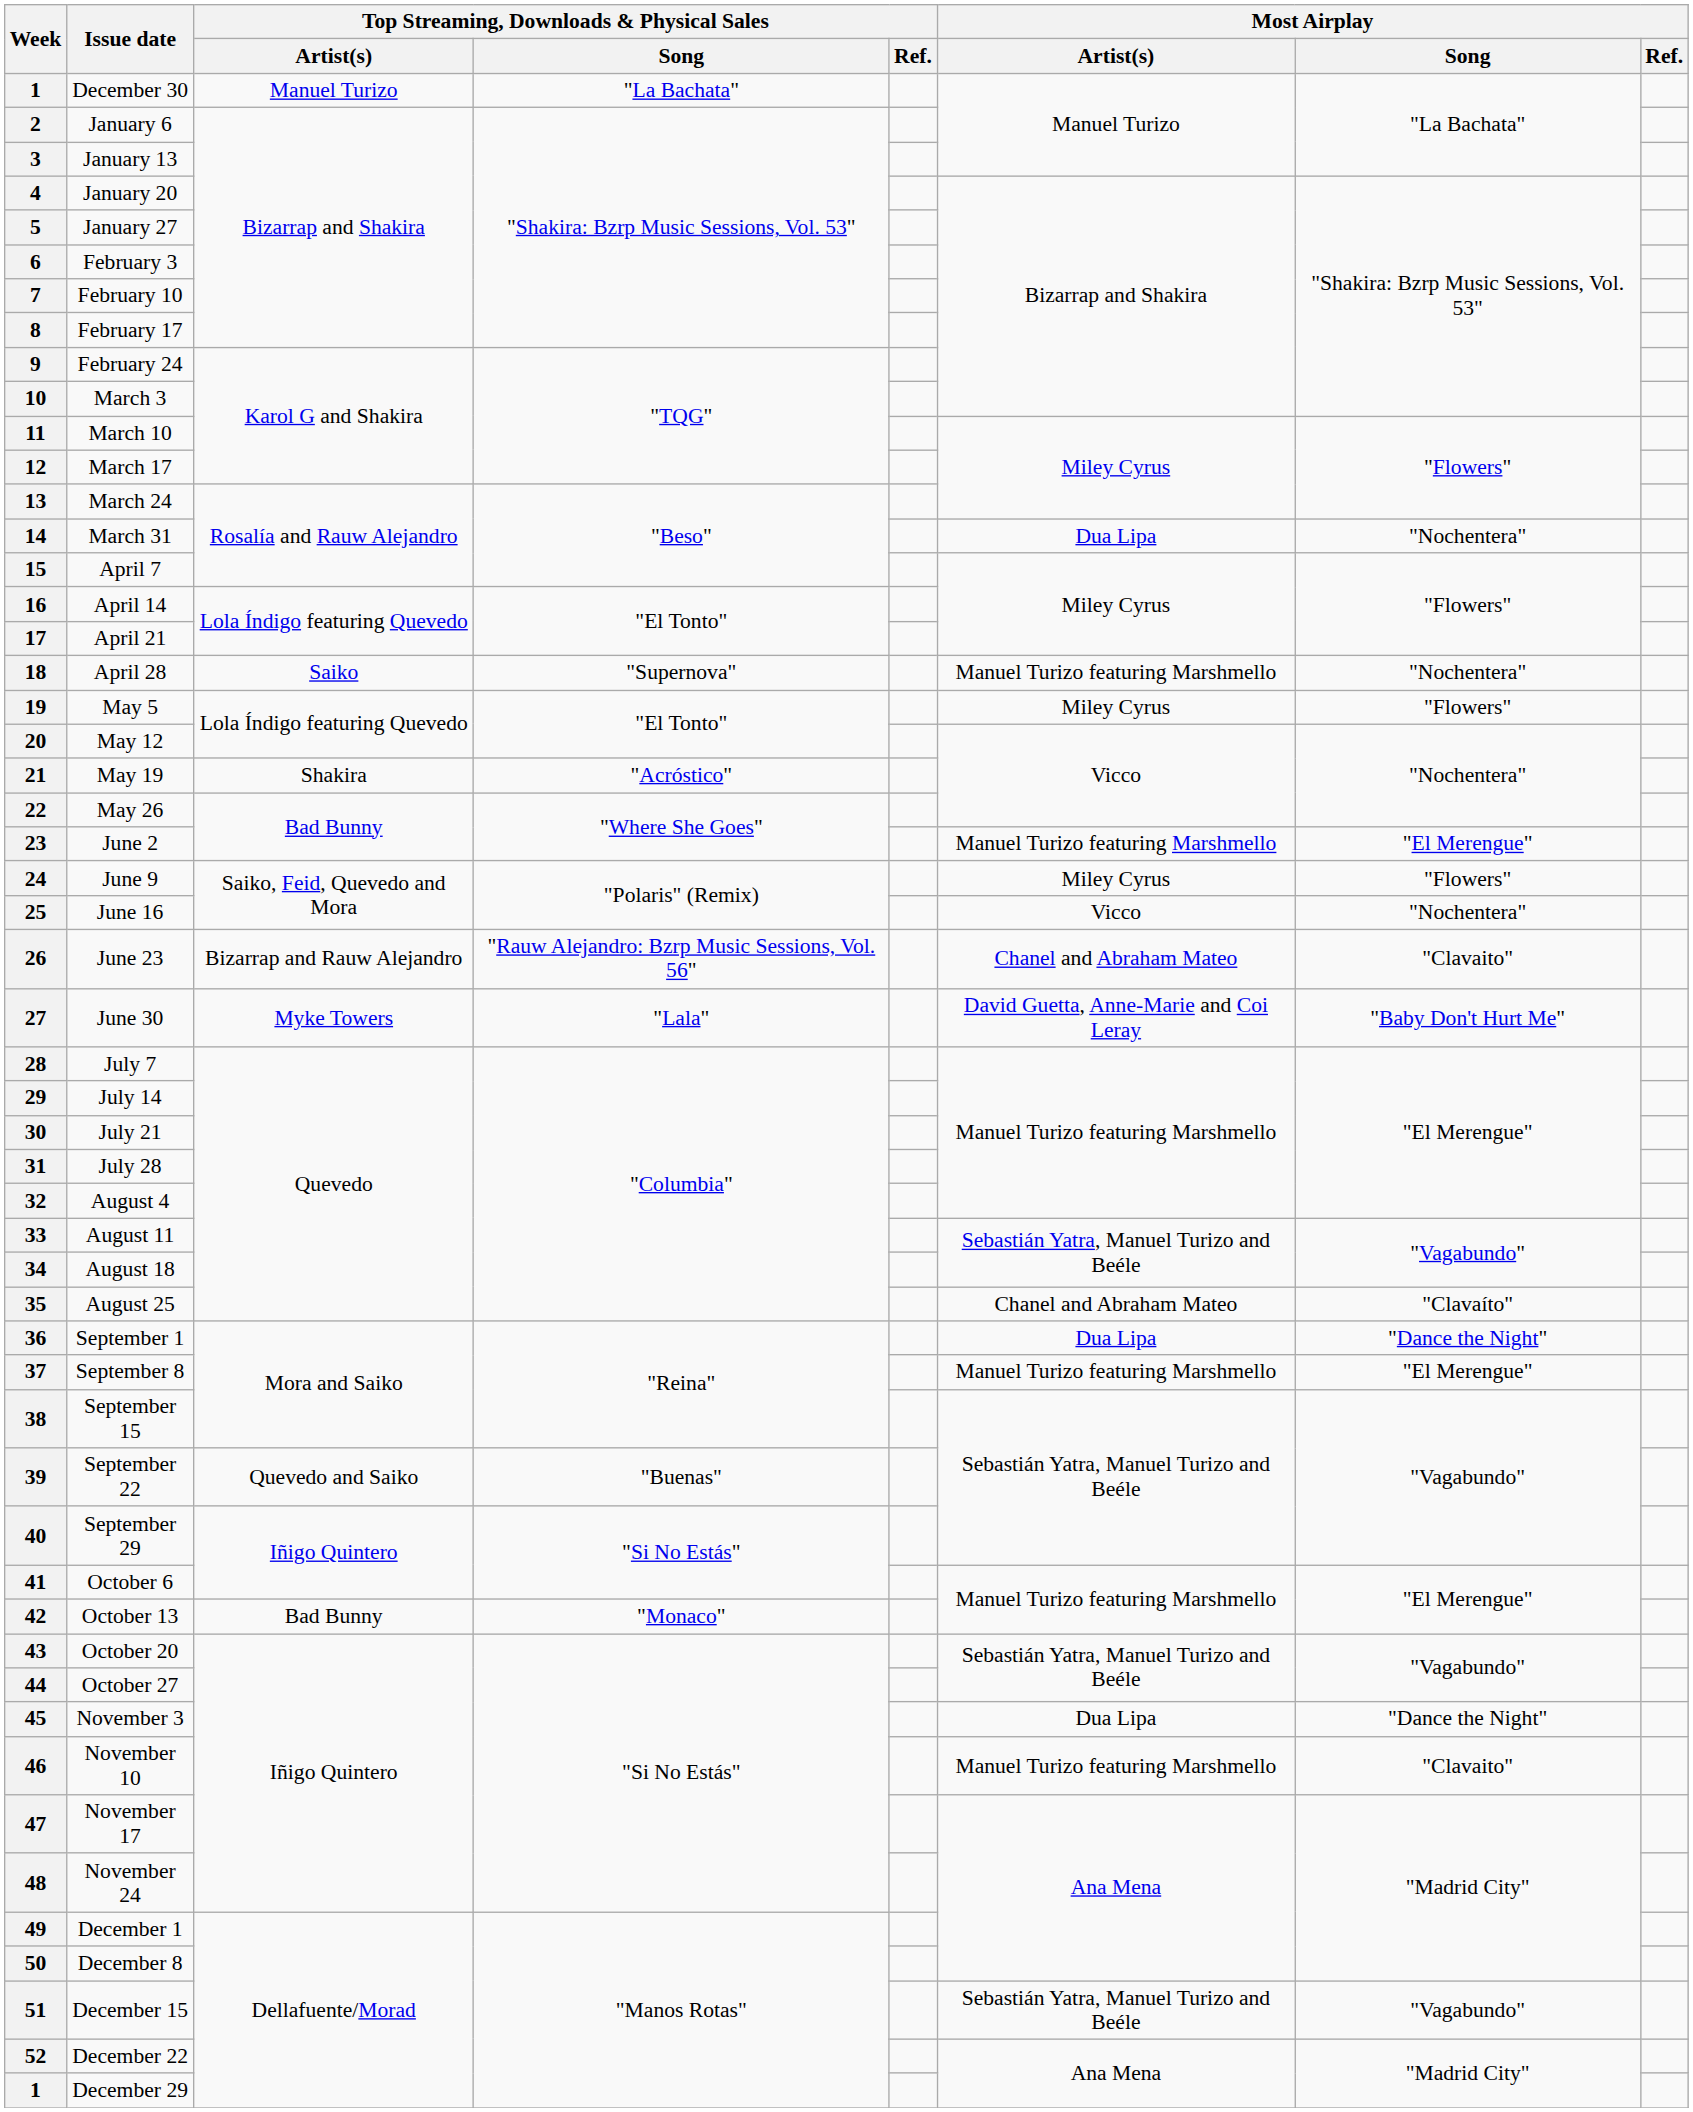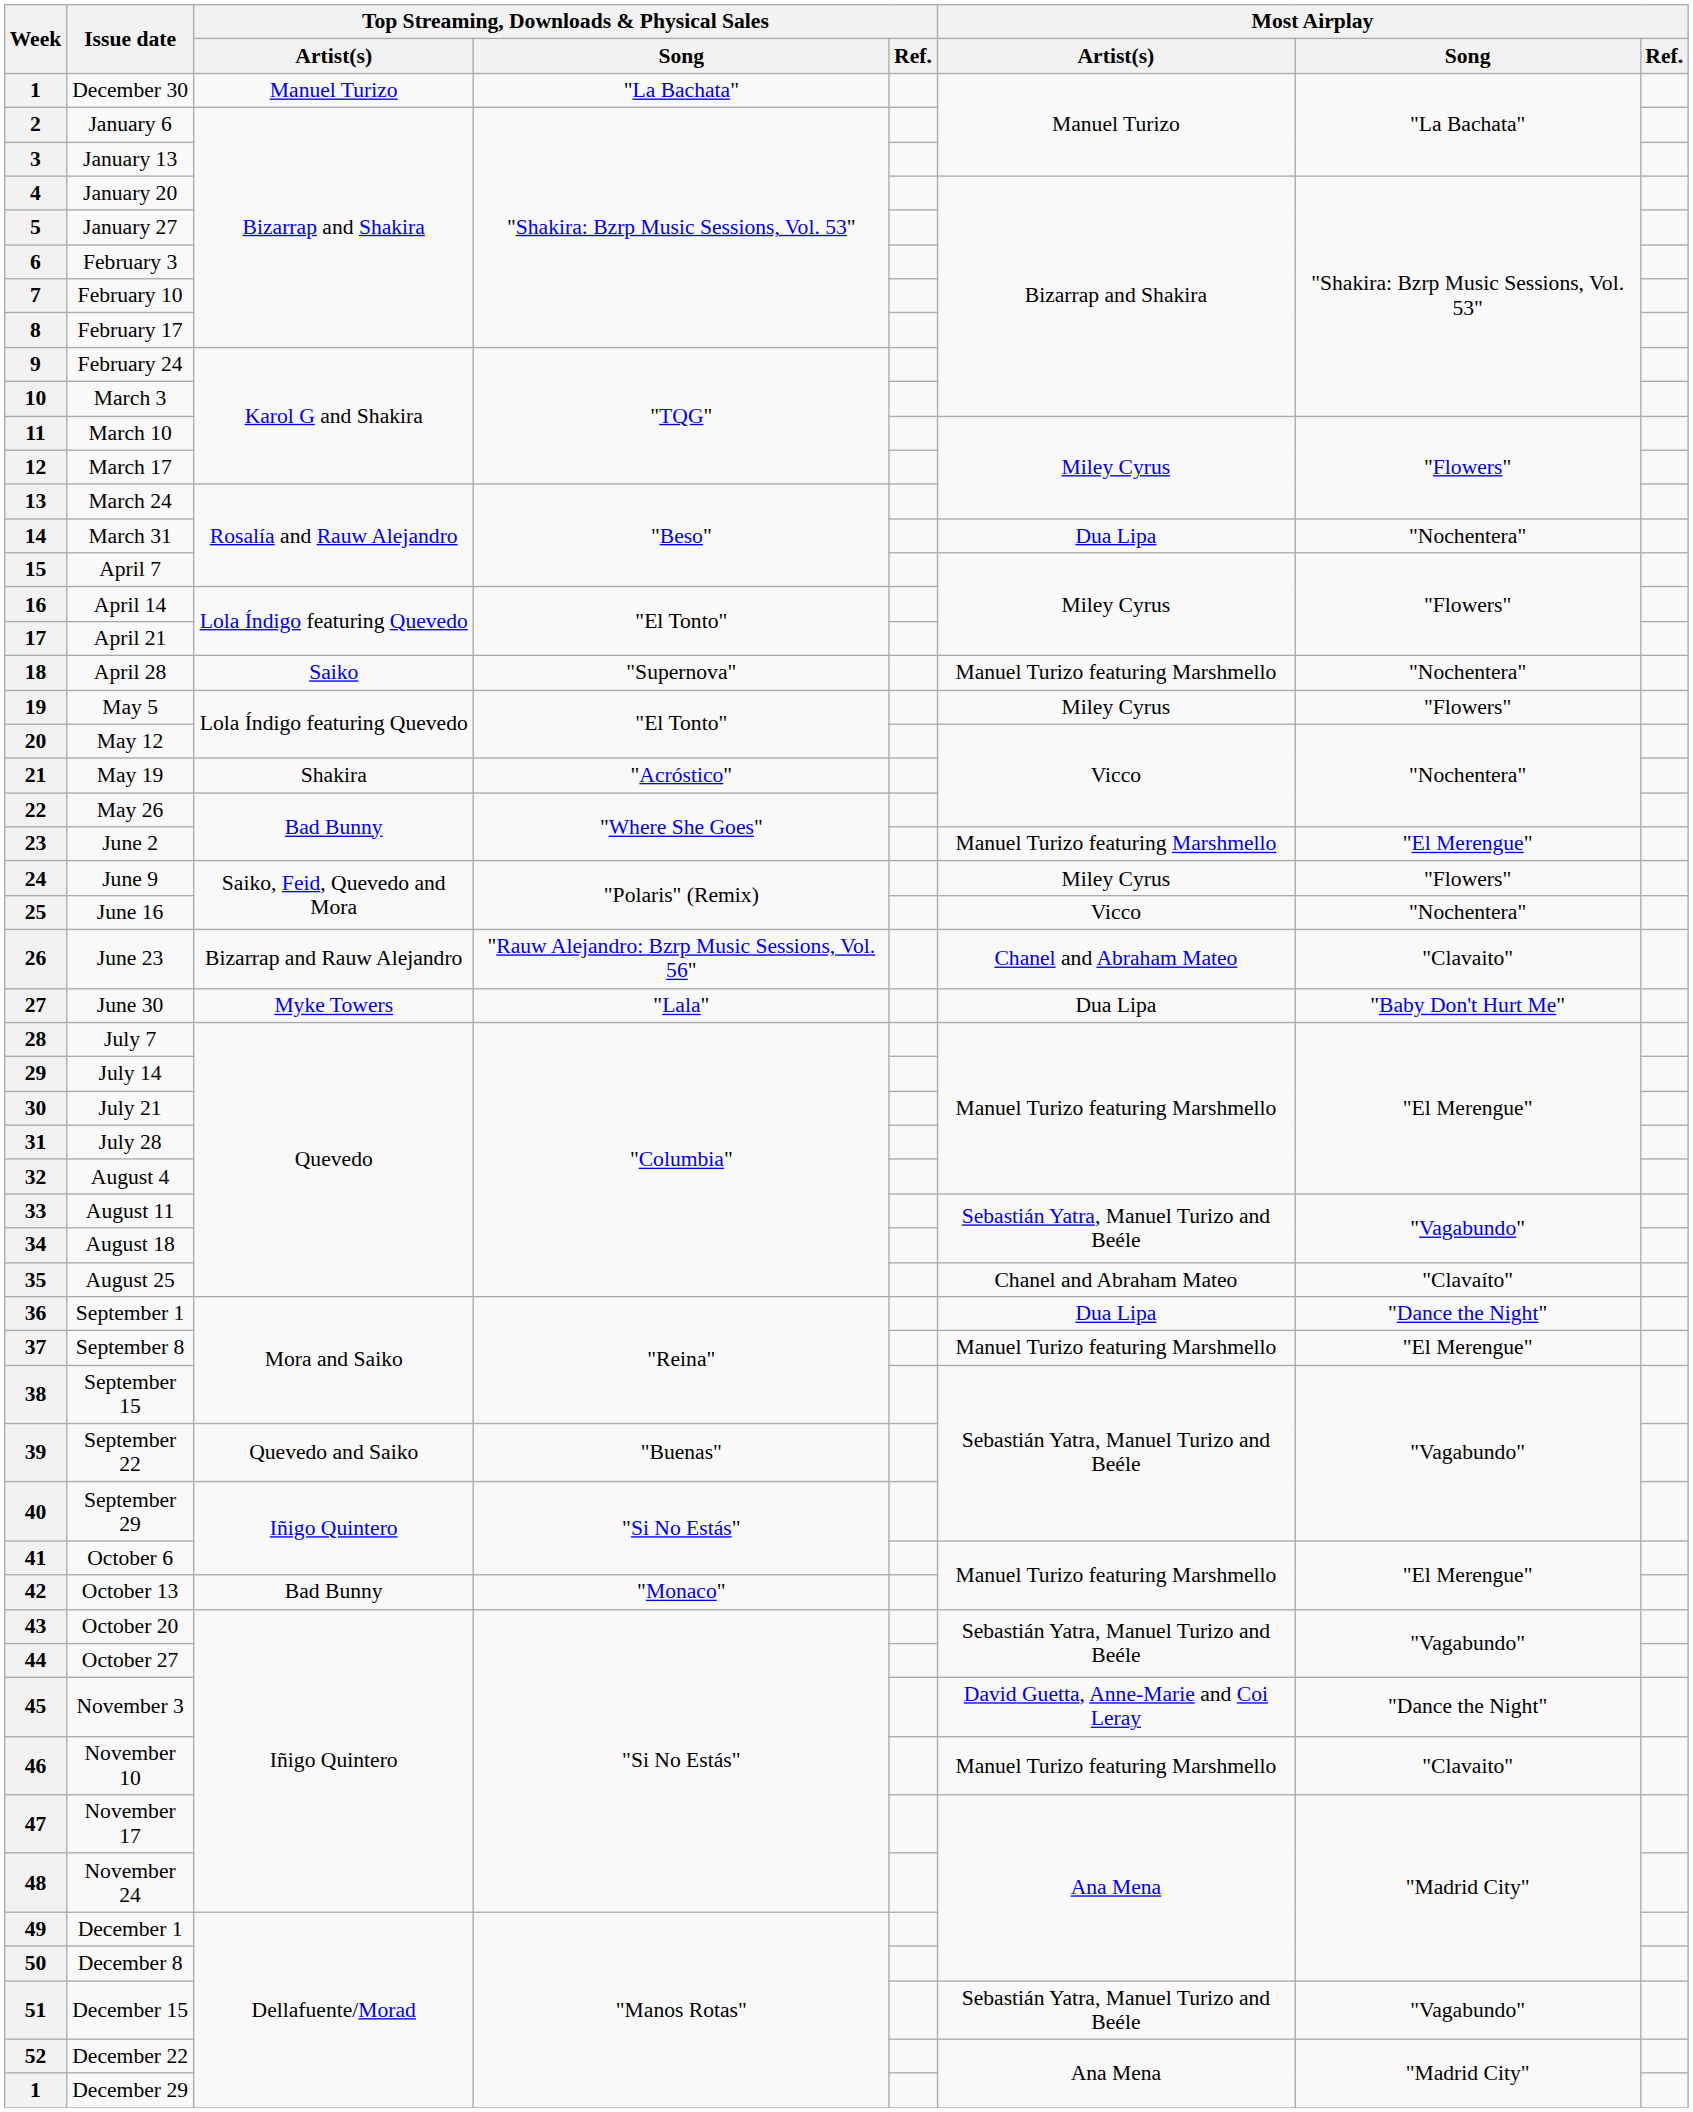(1116, 1017) David Guetta, Anne-Marie and Coi Leray -> (1116, 1005) Dua Lipa
(1116, 1718) Dua Lipa -> (1116, 1706) David Guetta, Anne-Marie and Coi Leray
